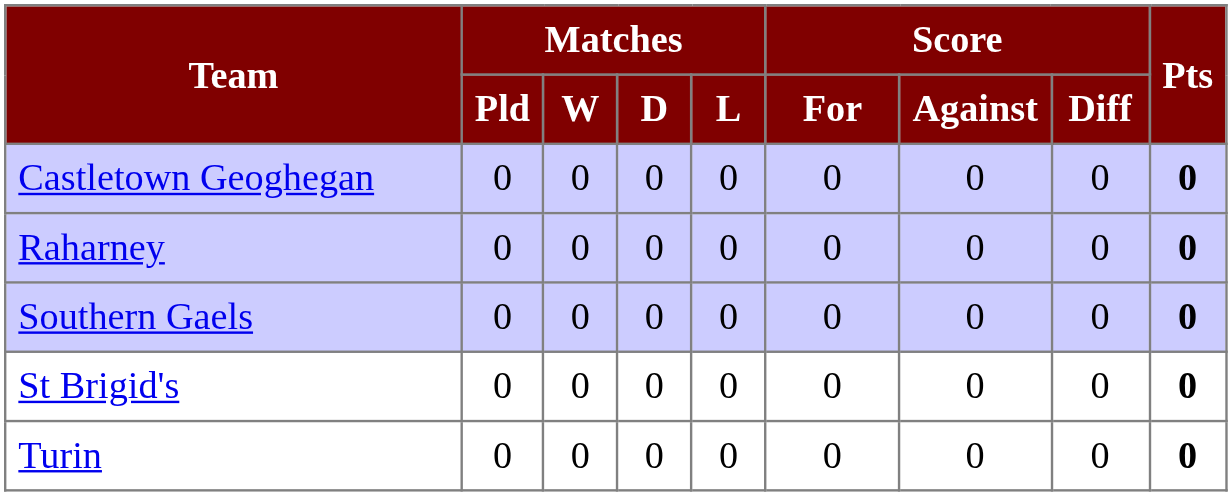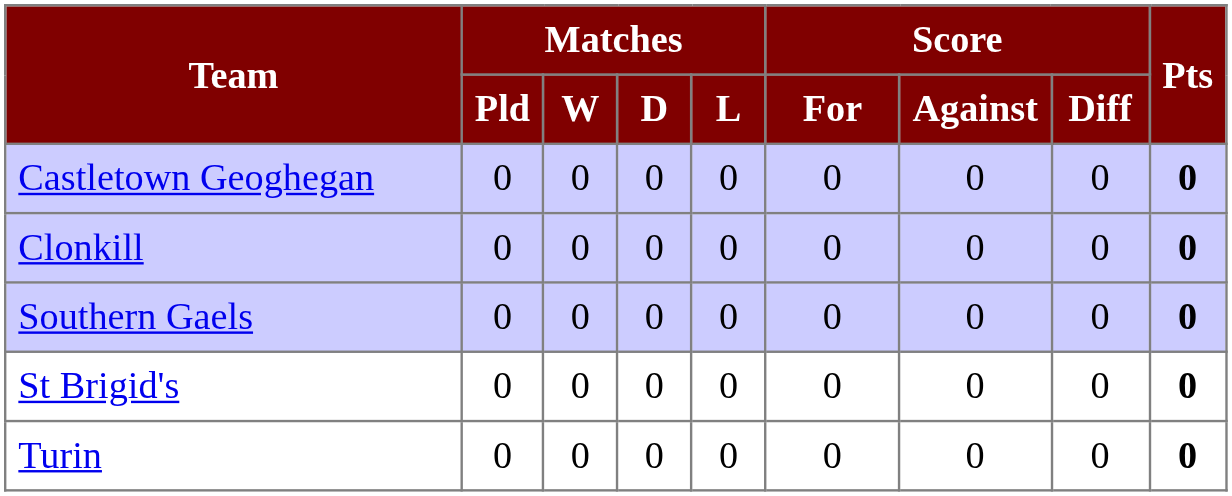+ row: (81, 247)
- row: (92, 247)
